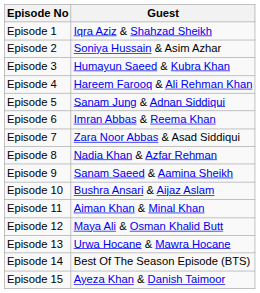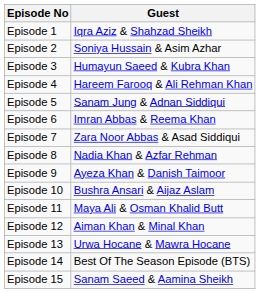(153, 173) Sanam Saeed & Aamina Sheikh -> (149, 173) Ayeza Khan & Danish Taimoor
(139, 208) Aiman Khan & Minal Khan -> (148, 208) Maya Ali & Osman Khalid Butt
(148, 226) Maya Ali & Osman Khalid Butt -> (139, 226) Aiman Khan & Minal Khan
(149, 279) Ayeza Khan & Danish Taimoor -> (153, 279) Sanam Saeed & Aamina Sheikh
